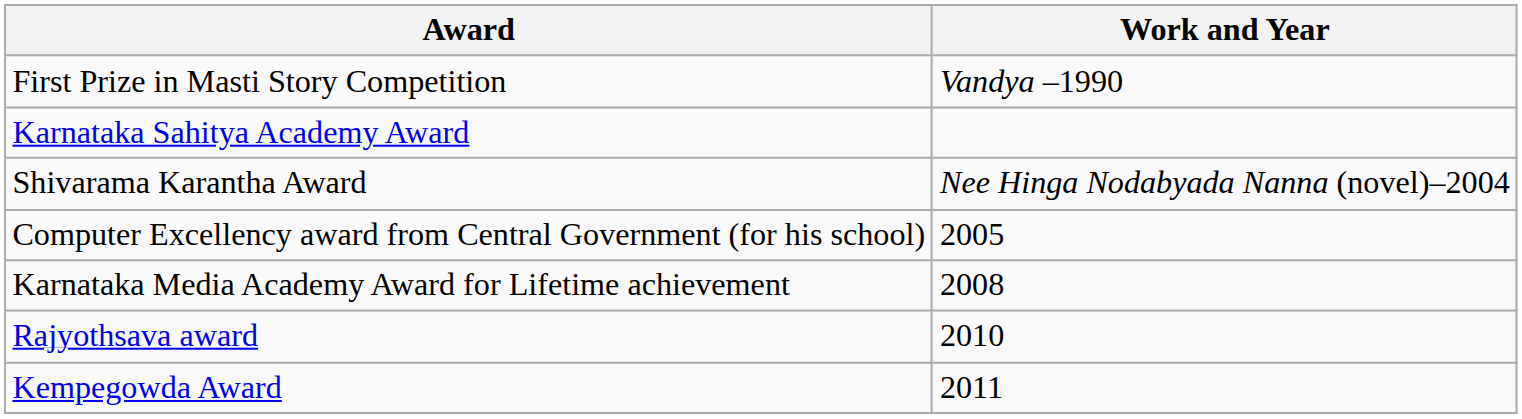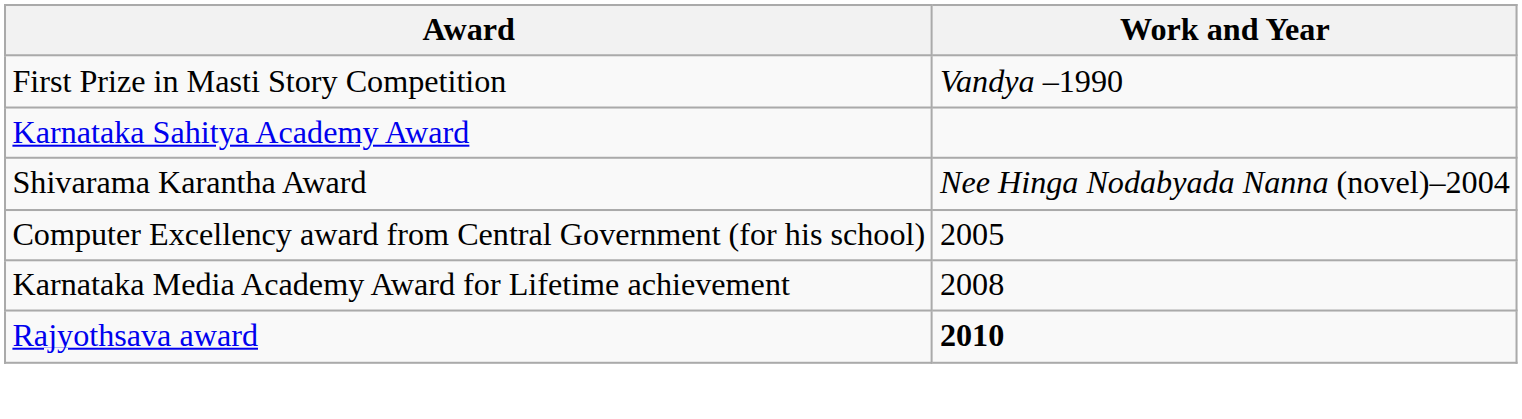(972, 336) normal -> (972, 336) bold
- row: (147, 387)
